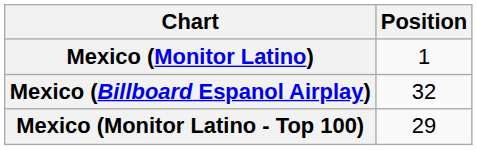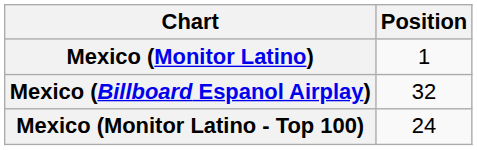(424, 126) 29 -> (424, 126) 24
